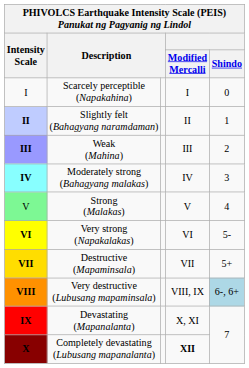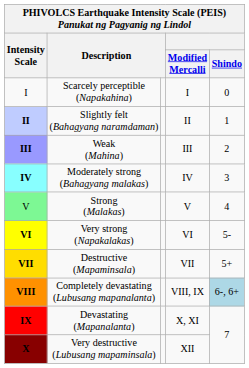(104, 292) Very destructive (Lubusang mapaminsala) -> (104, 292) Completely devastating (Lubusang mapanalanta)
(104, 349) Completely devastating (Lubusang mapanalanta) -> (104, 349) Very destructive (Lubusang mapaminsala)
(187, 349) bold -> (187, 349) normal
